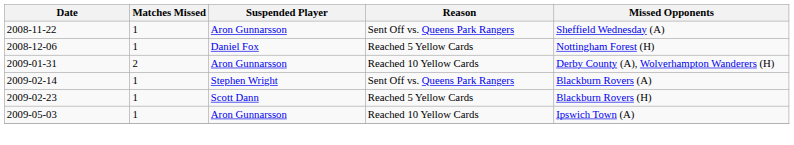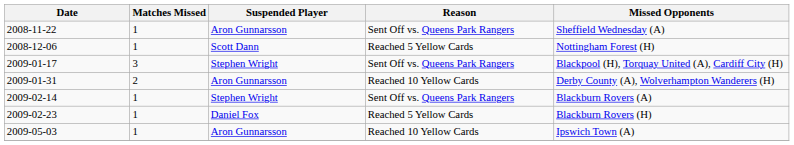(235, 47) Daniel Fox -> (235, 47) Scott Dann
+ row: (32, 64)
(235, 98) Scott Dann -> (235, 115) Daniel Fox
